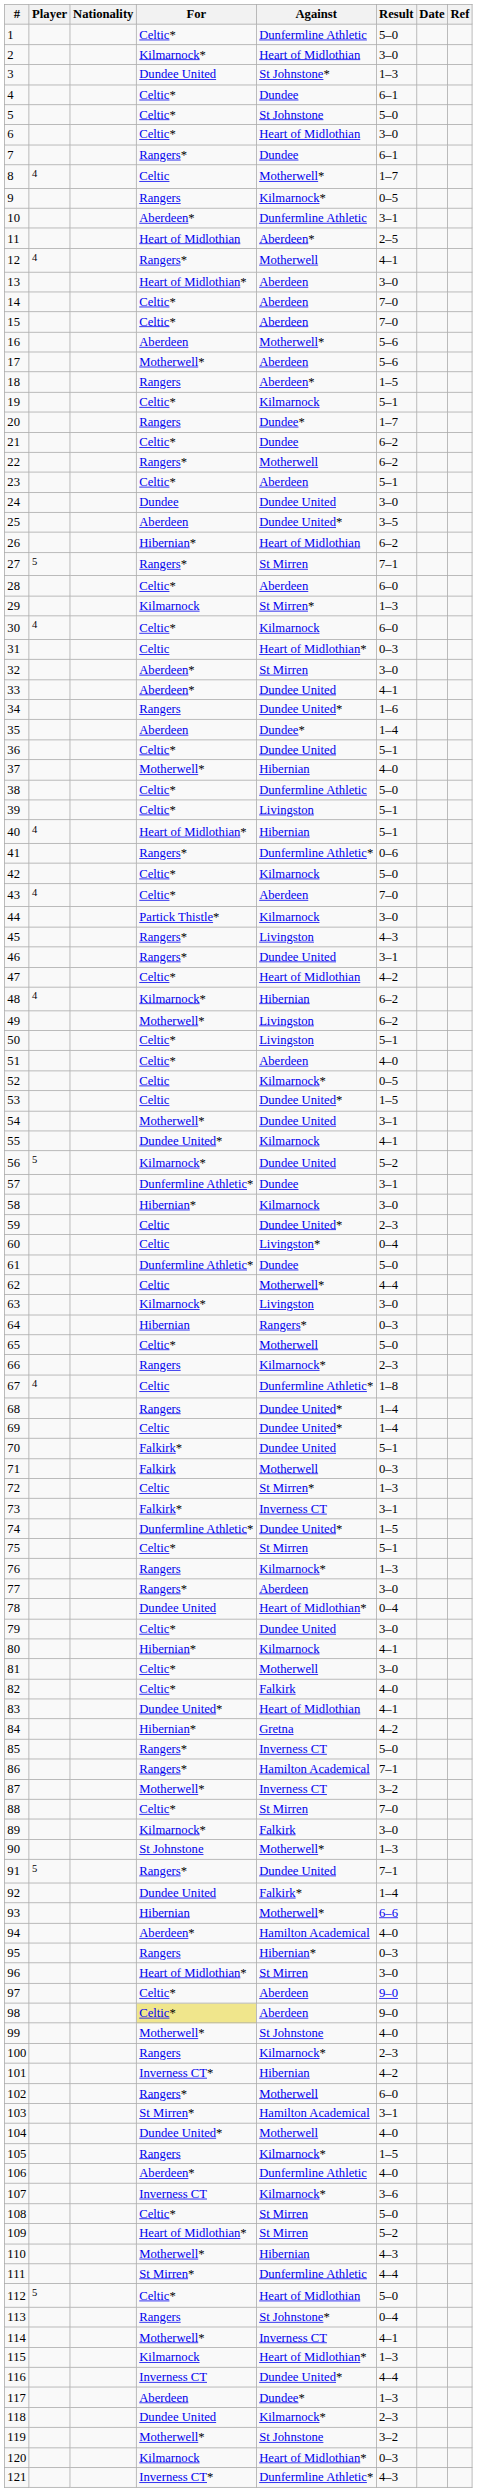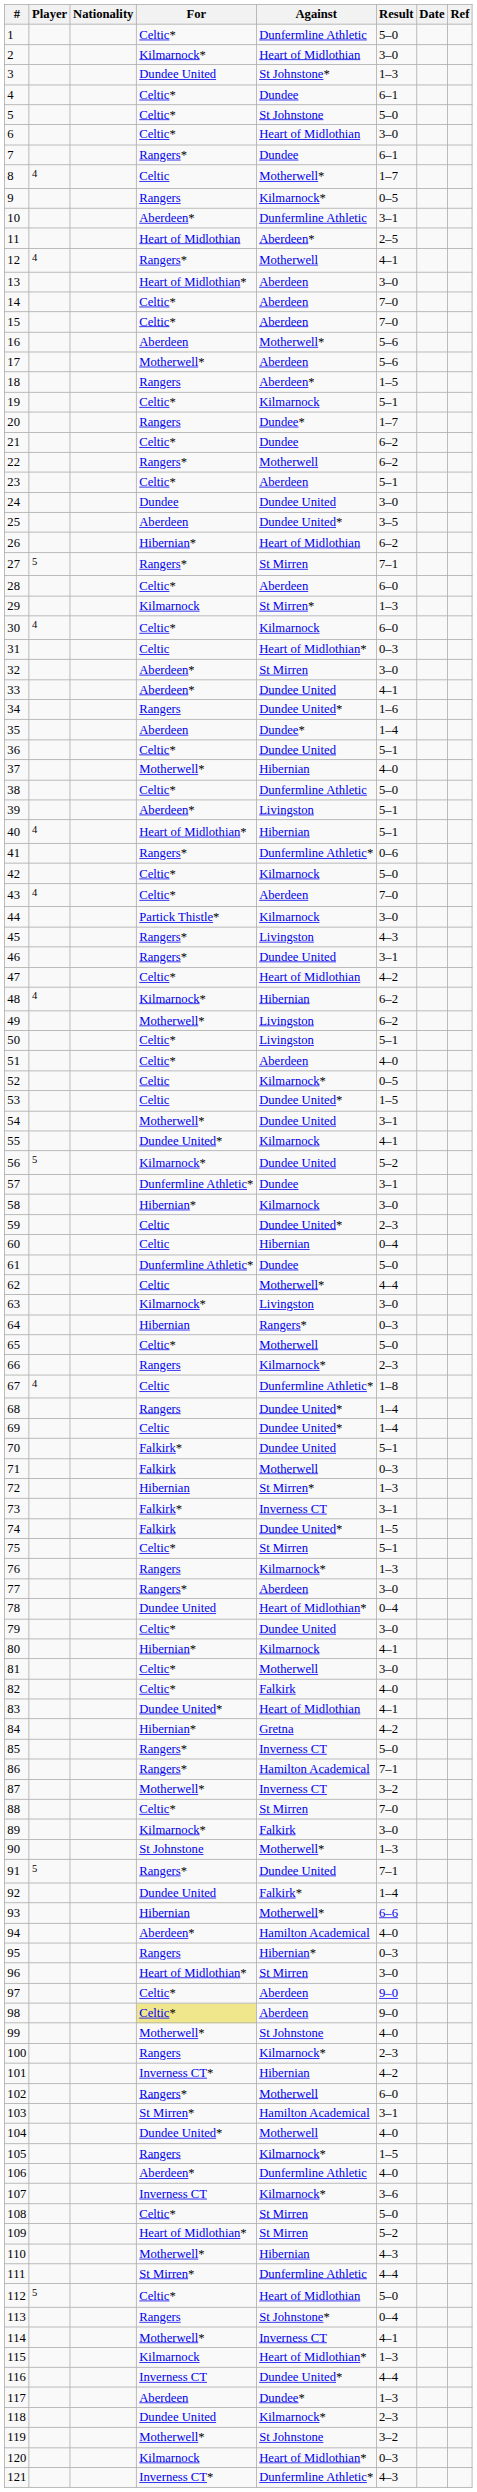(157, 810) Celtic* -> (167, 810) Aberdeen*
(290, 1244) Livingston* -> (284, 1244) Hibernian
(154, 1488) Celtic -> (165, 1488) Hibernian
(196, 1528) Dunfermline Athletic* -> (157, 1528) Falkirk
